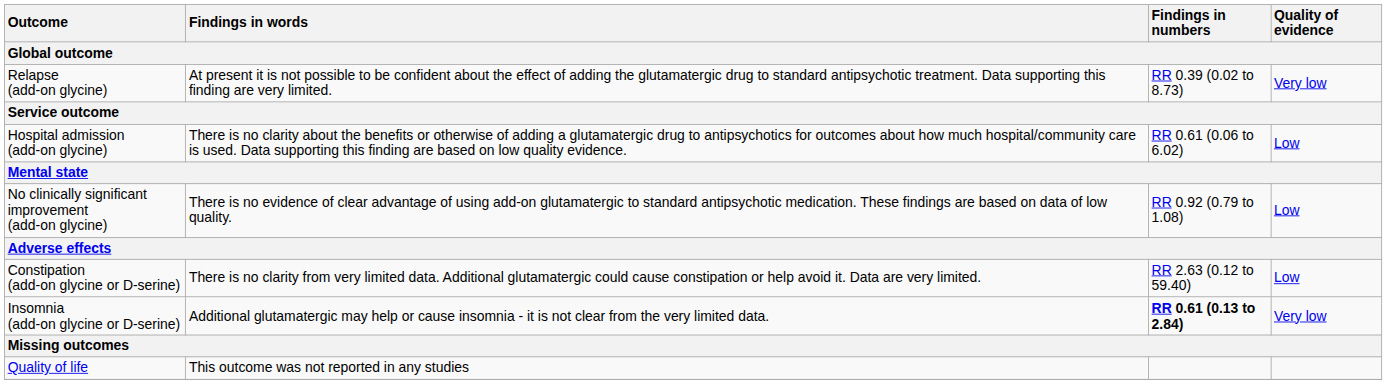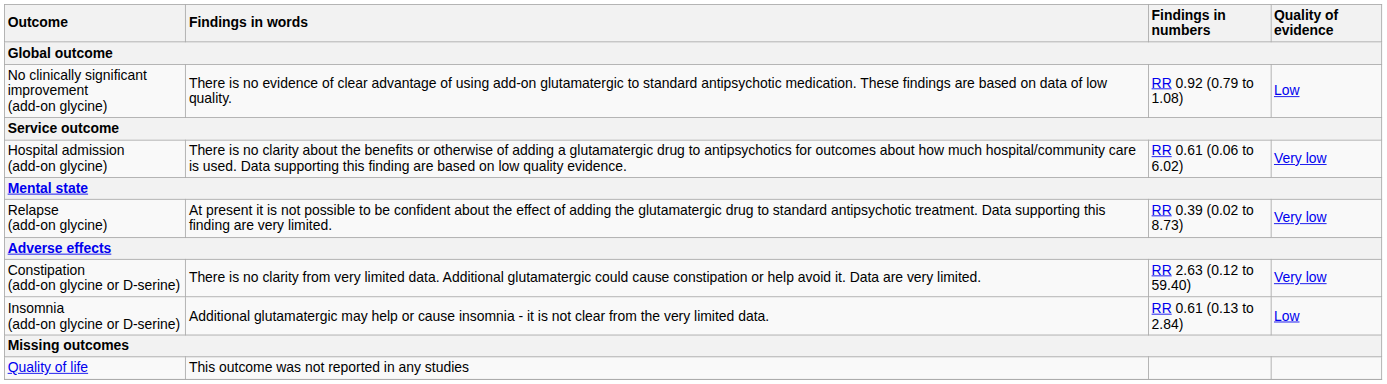rows swapped: (58, 83) <-> (77, 210)
(1287, 142) Low -> (1300, 158) Very low
(1287, 278) Low -> (1300, 278) Very low
(1203, 316) bold -> (1203, 316) normal
(1300, 316) Very low -> (1287, 316) Low
